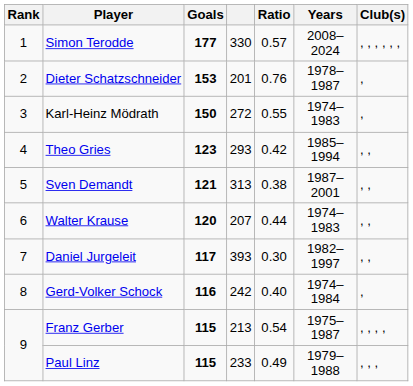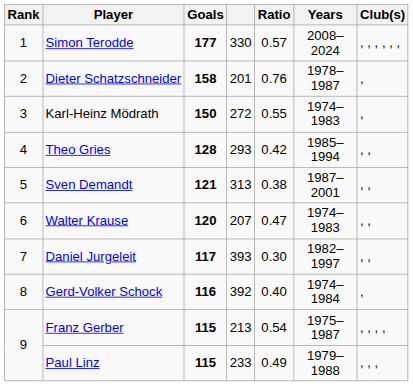(205, 78) 153 -> (205, 78) 158
(205, 149) 123 -> (205, 149) 128
(274, 220) 0.44 -> (274, 220) 0.47
(241, 292) 242 -> (241, 292) 392
